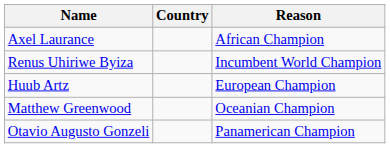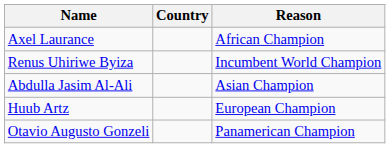+ row: (70, 85)
- row: (69, 108)
